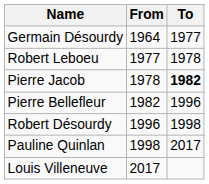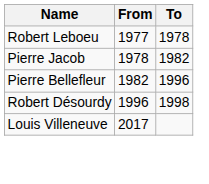- row: (65, 37)
(185, 80) bold -> (174, 59) normal
- row: (56, 146)
